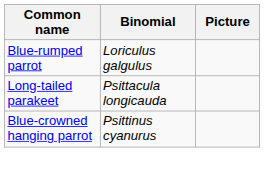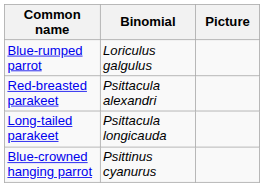+ row: (47, 93)
